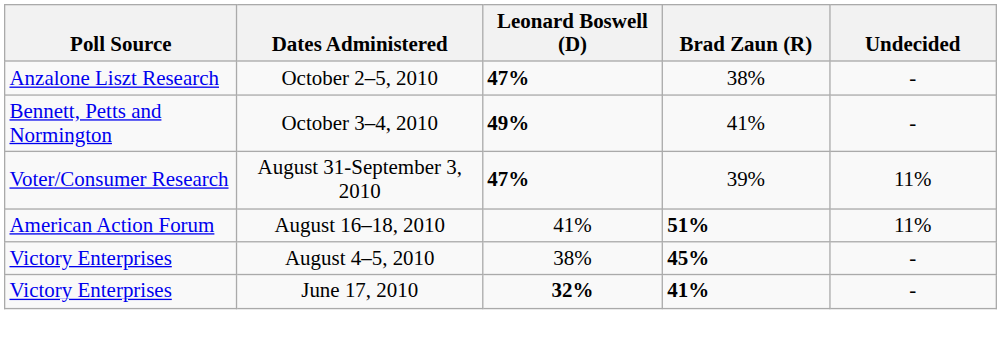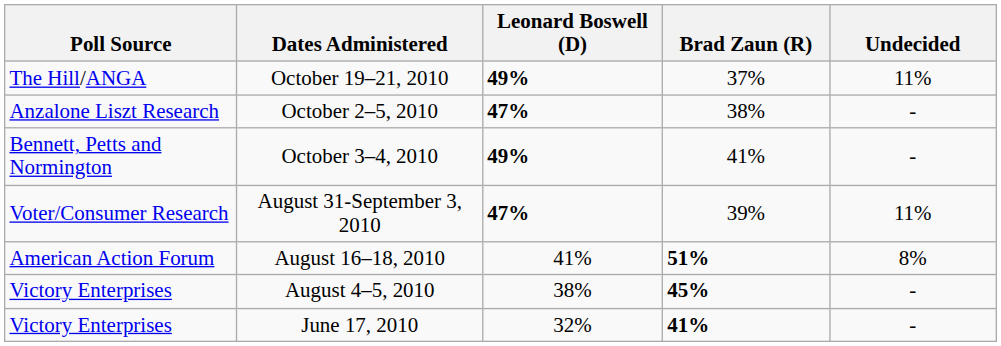+ row: (360, 77)
(913, 224) 11% -> (913, 258) 8%
(572, 291) bold -> (572, 324) normal
